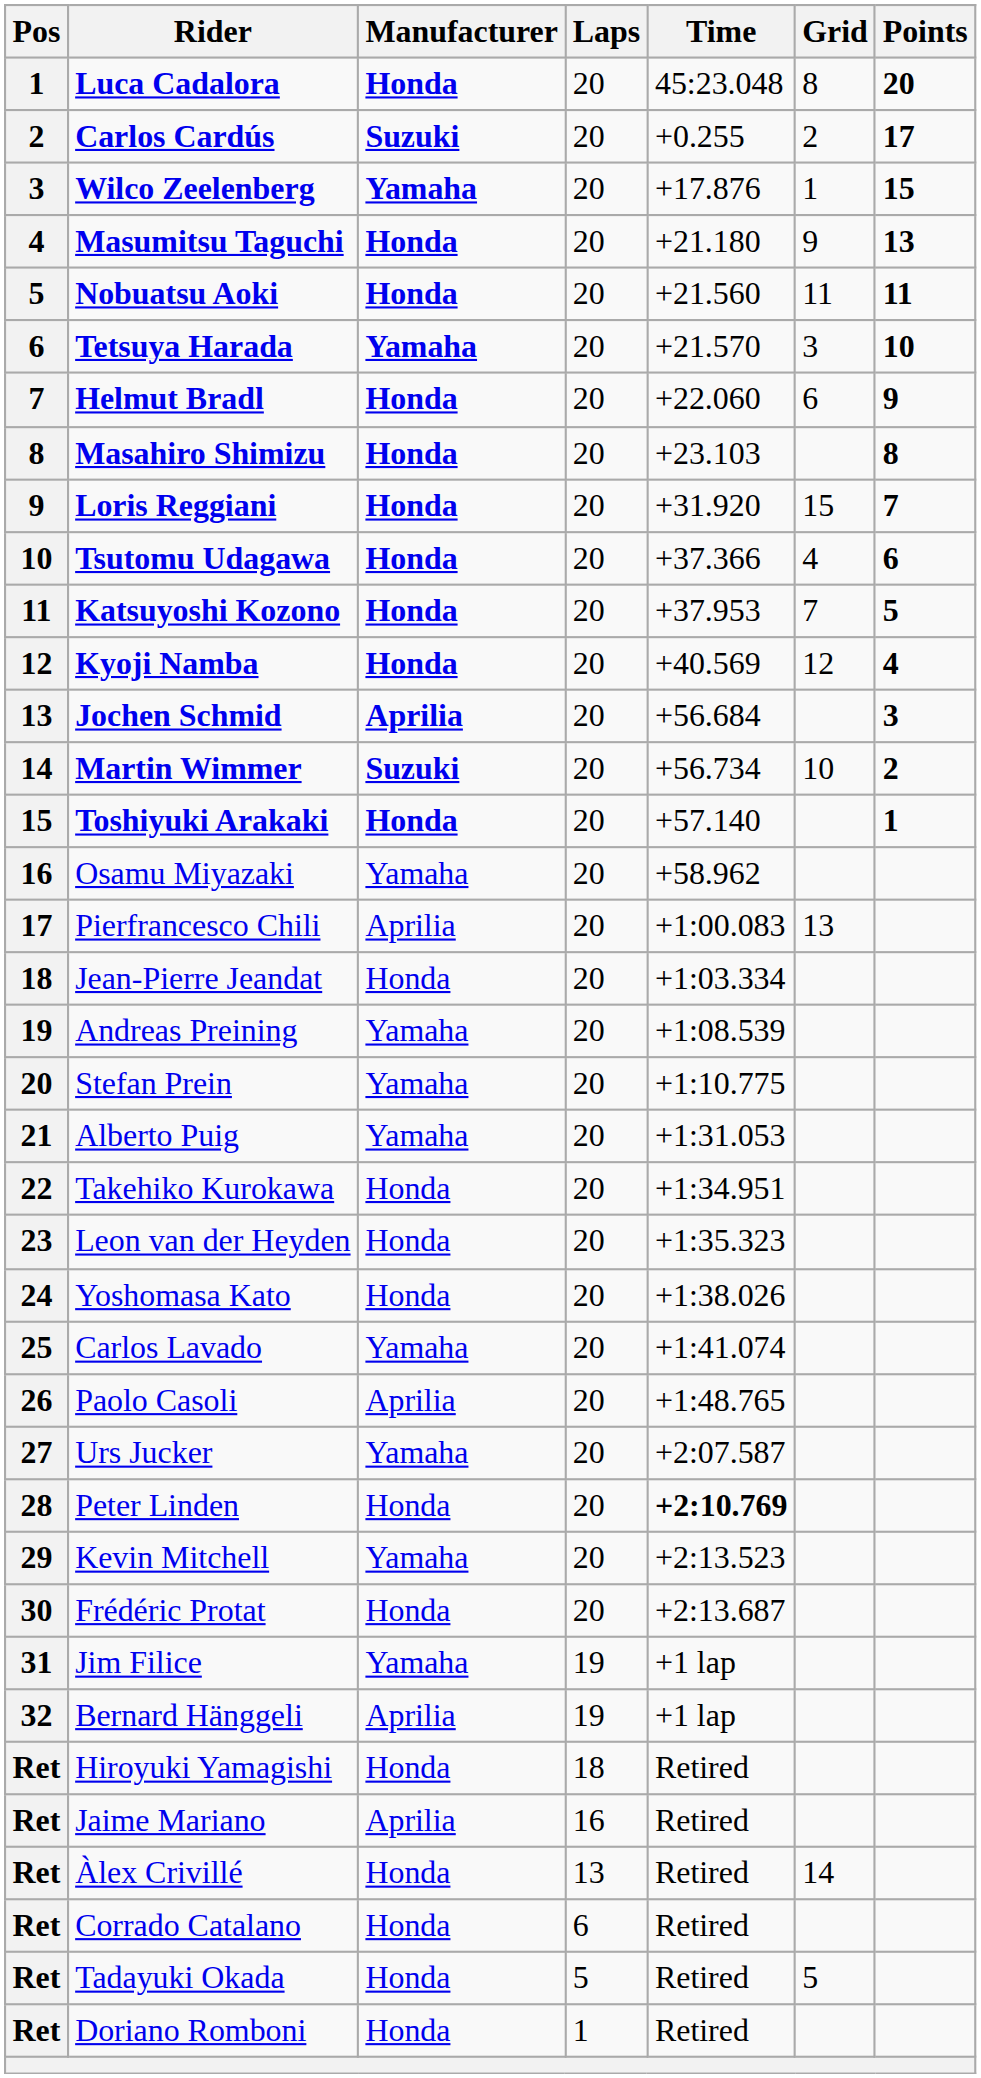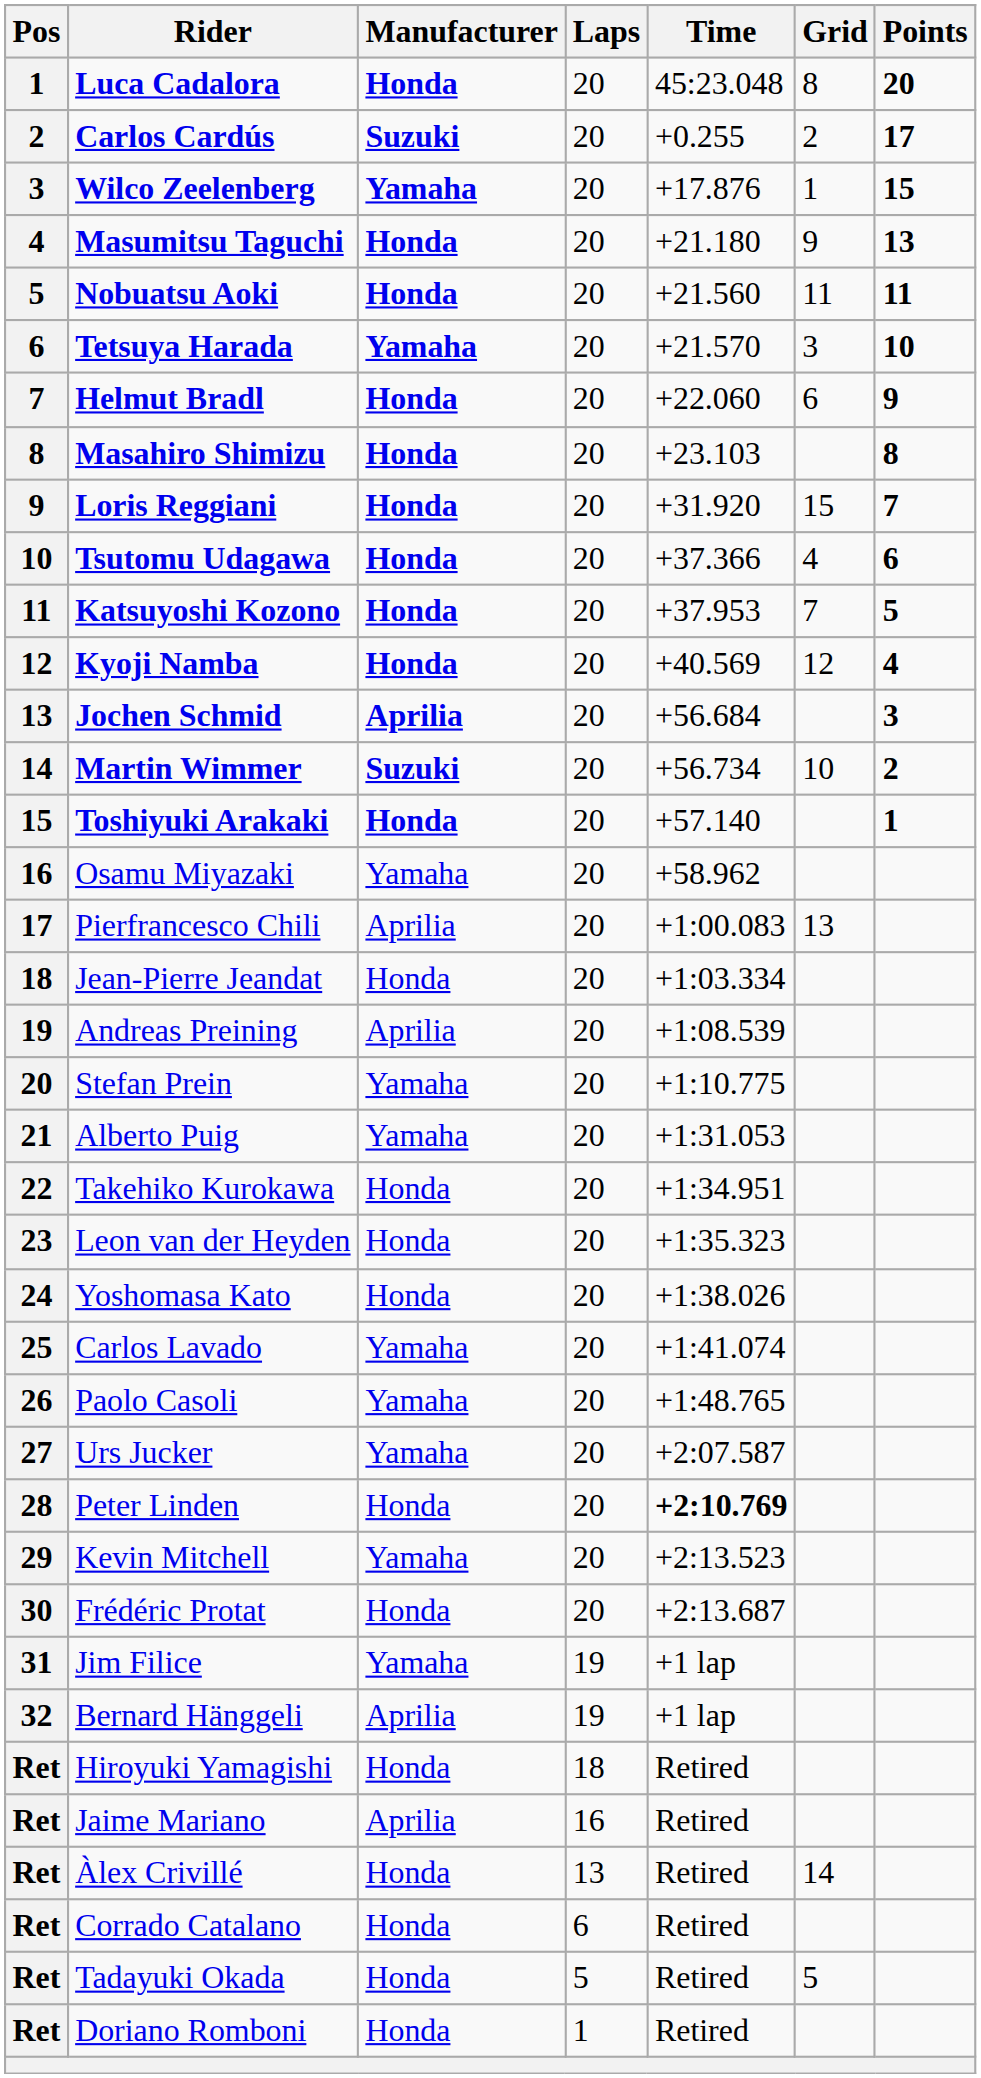(417, 1030) Yamaha -> (411, 1030) Aprilia
(411, 1399) Aprilia -> (417, 1399) Yamaha
